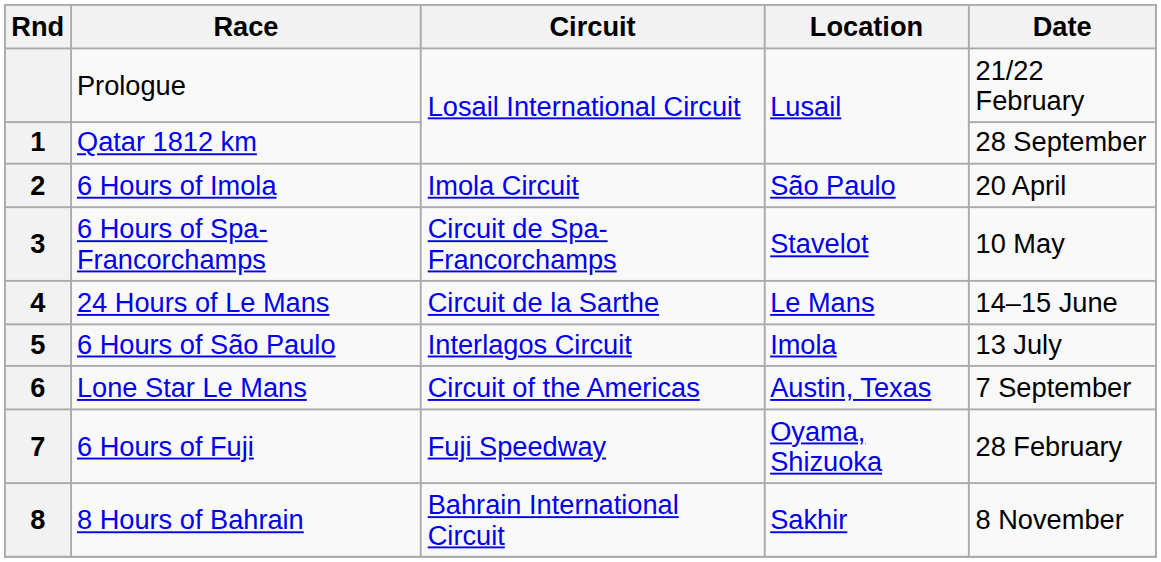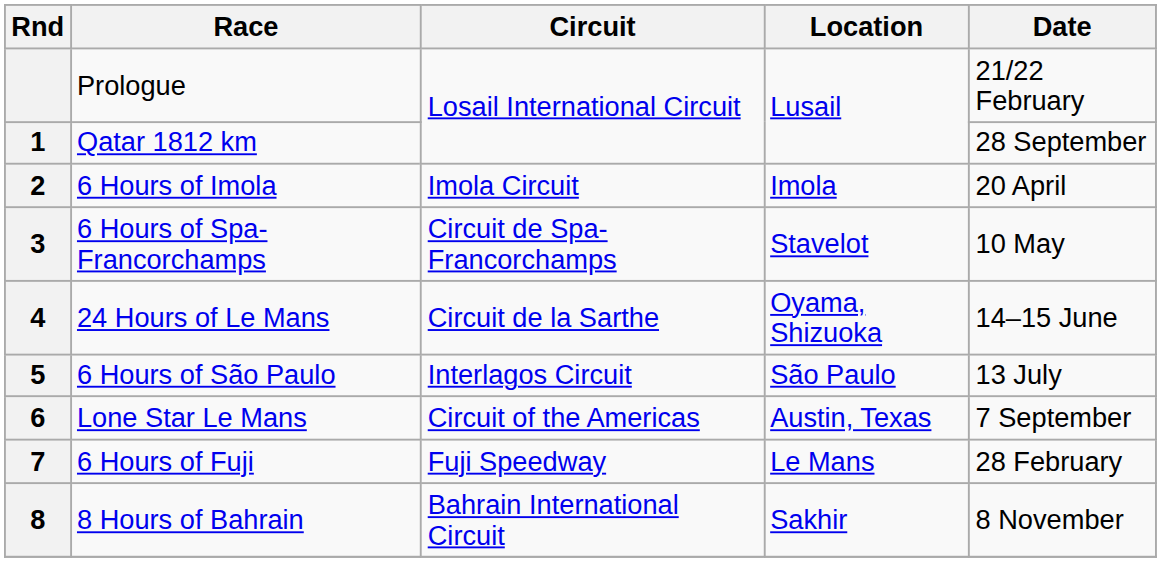(833, 186) São Paulo -> (803, 186) Imola
(822, 302) Le Mans -> (826, 317) Oyama, Shizuoka
(803, 345) Imola -> (833, 376) São Paulo
(826, 446) Oyama, Shizuoka -> (822, 462) Le Mans
